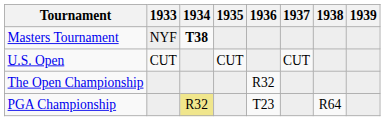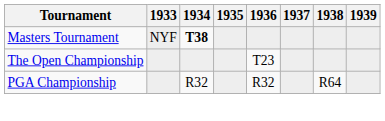- row: (36, 60)
(263, 82) R32 -> (263, 60) T23
(197, 105) khaki background -> (197, 82) no background
(263, 105) T23 -> (263, 82) R32
